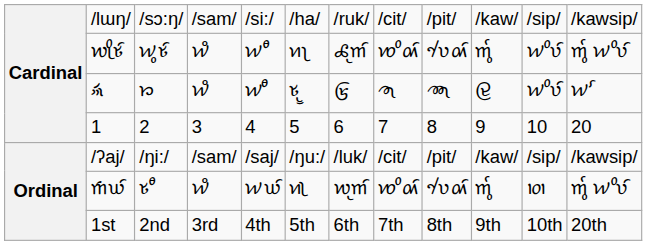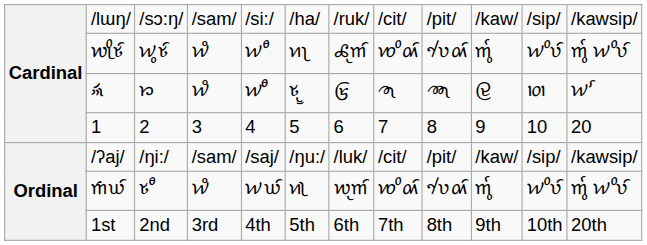(545, 90) 𑜏𑜢𑜆𑜫 -> (537, 90) 𑜺
(537, 187) 𑜺 -> (545, 187) 𑜏𑜢𑜆𑜫
